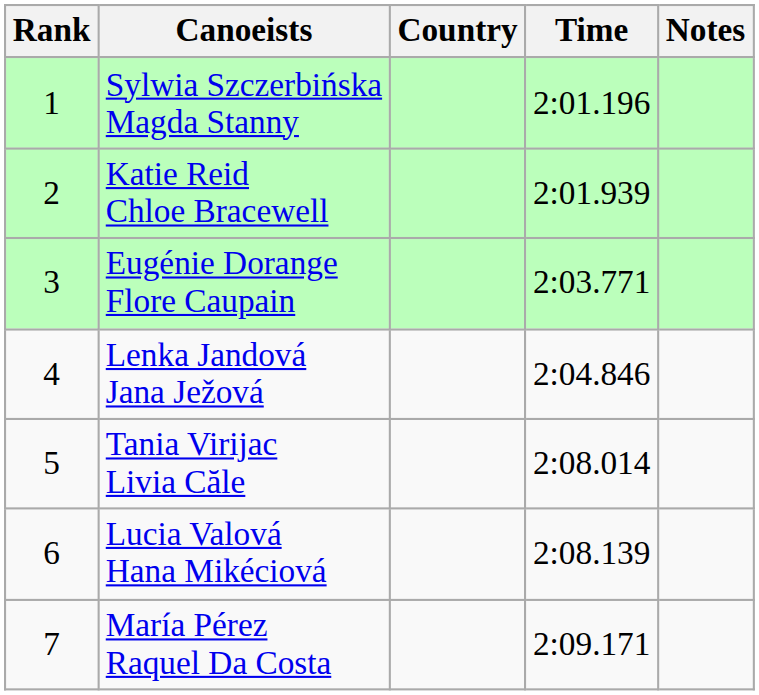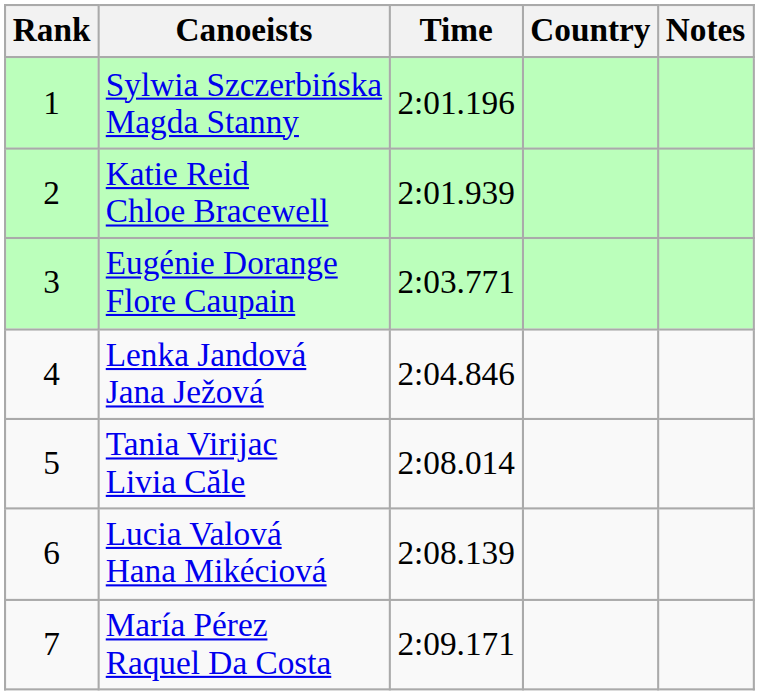columns swapped: (458, 30) <-> (592, 30)
